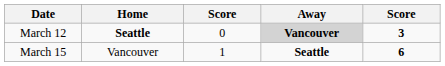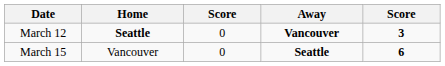(312, 33) lightgrey background -> (312, 33) no background
(222, 52) 1 -> (222, 52) 0
